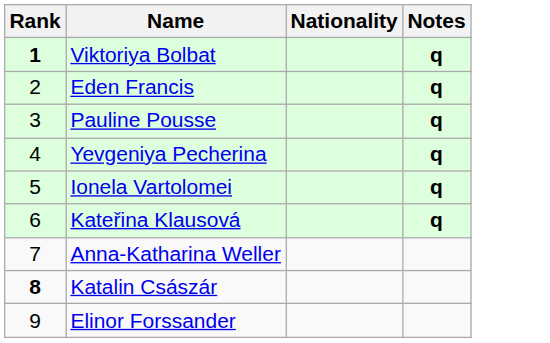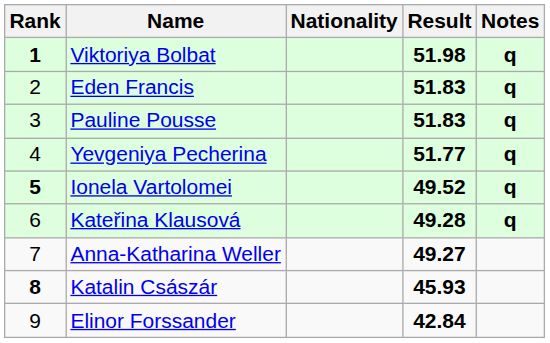+ column: (439, 21)
(35, 187) normal -> (35, 187) bold
